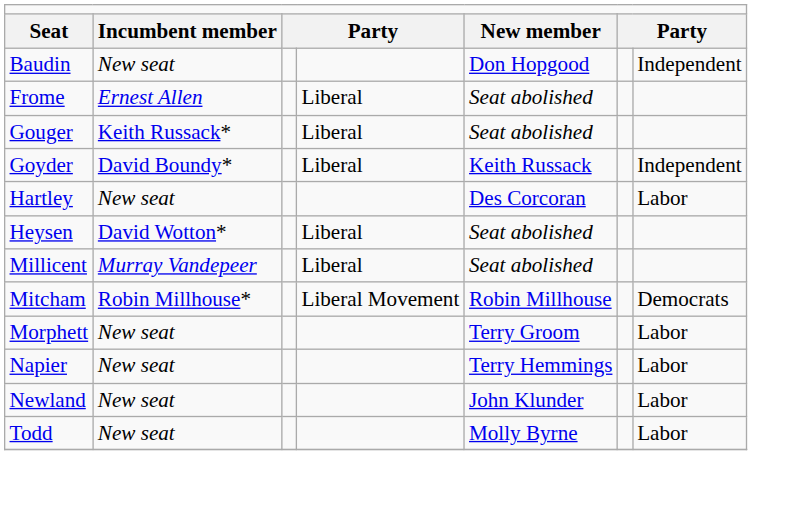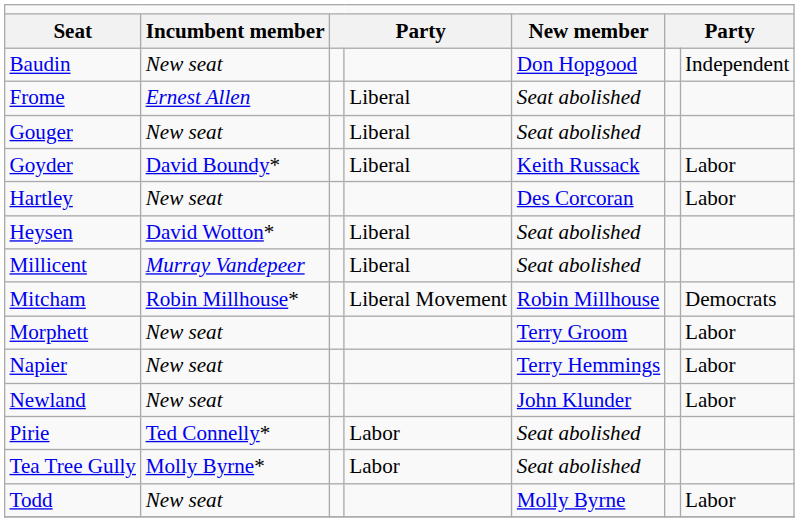(164, 131) Keith Russack* -> (184, 131) New seat
(689, 164) Independent -> (710, 164) Labor
+ row: (29, 432)
+ row: (73, 466)
